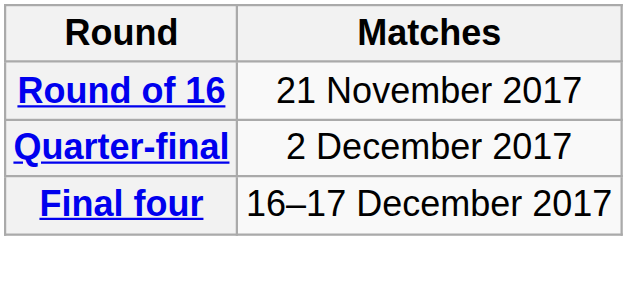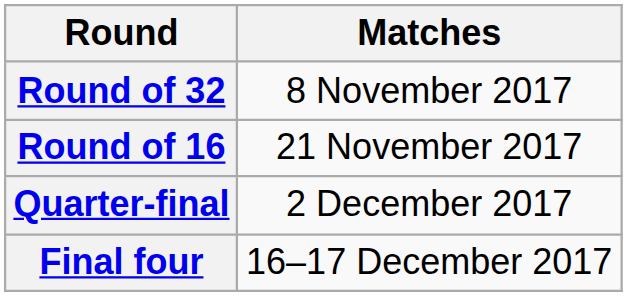+ row: (121, 90)
